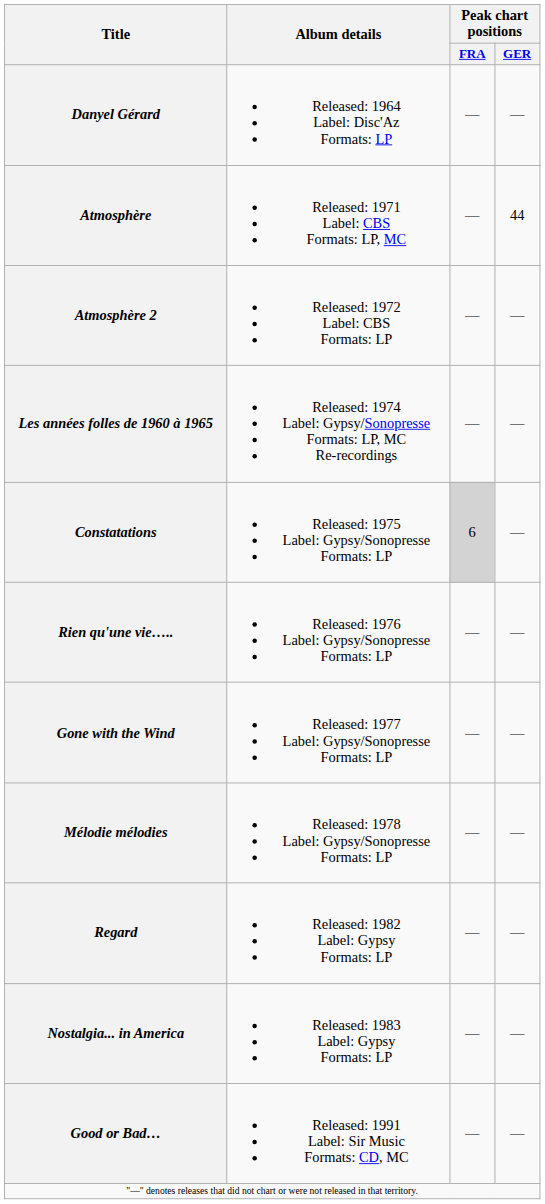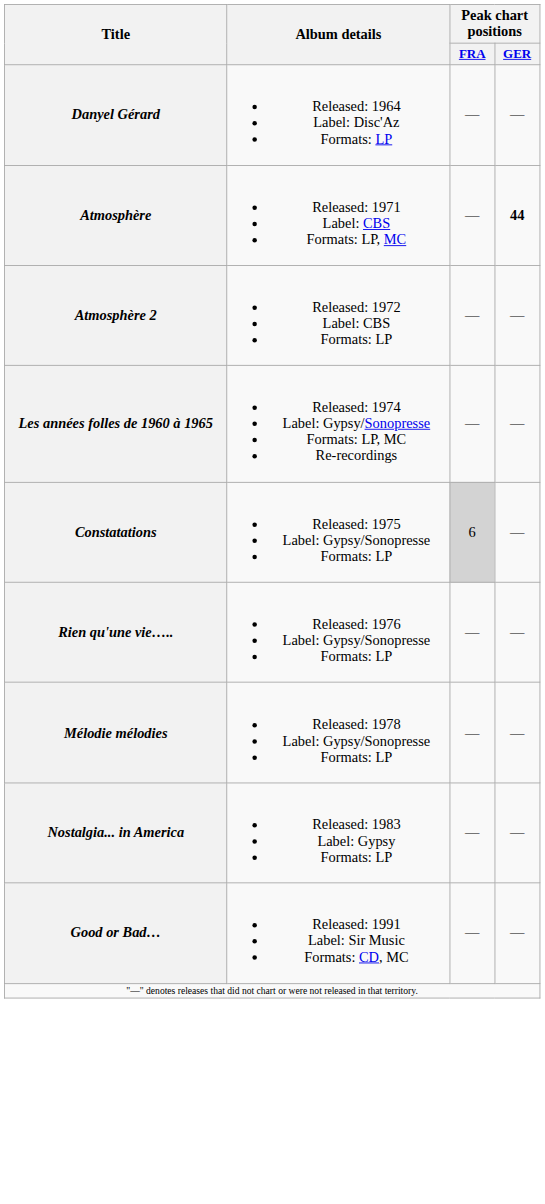(517, 215) normal -> (517, 215) bold
- row: (116, 732)
- row: (116, 933)
